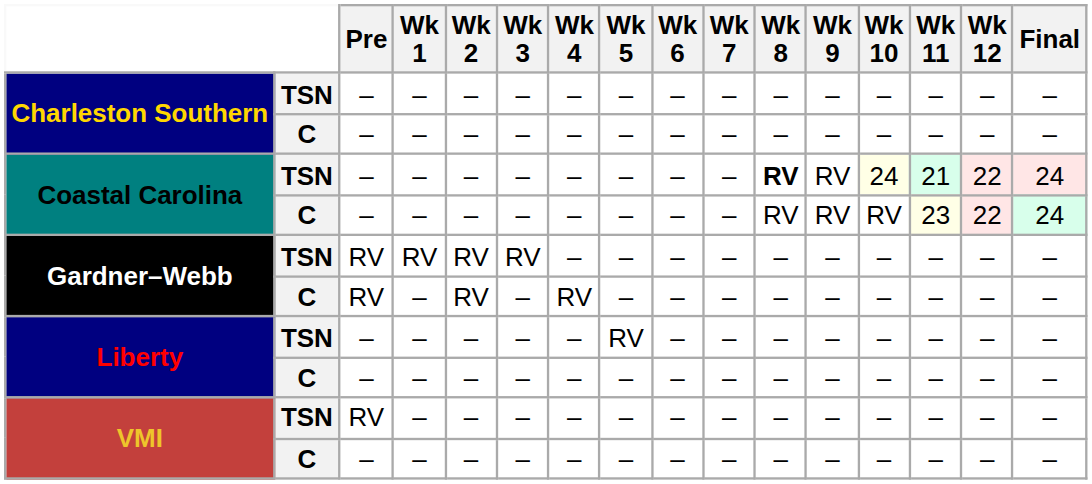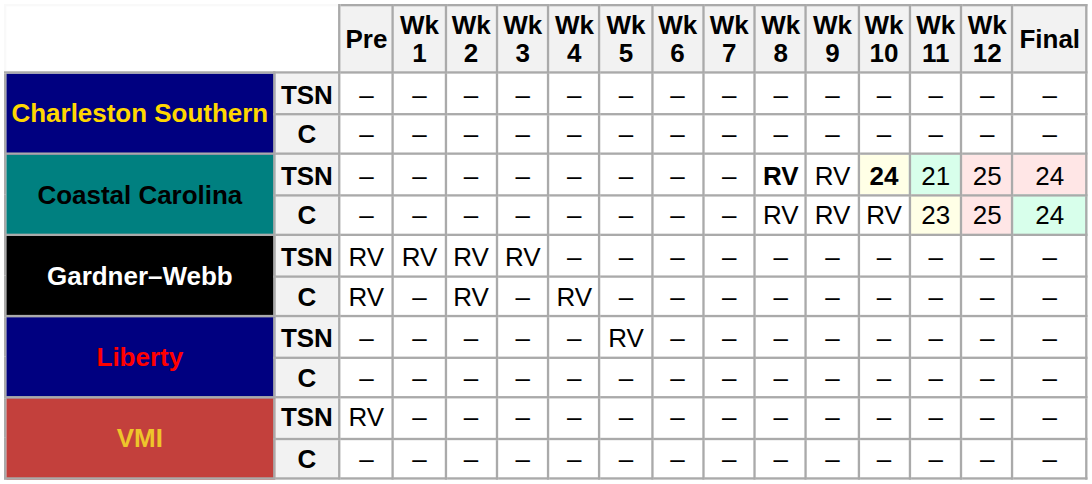(884, 175) normal -> (884, 175) bold
(987, 175) 22 -> (987, 175) 25
(987, 216) 22 -> (987, 216) 25
